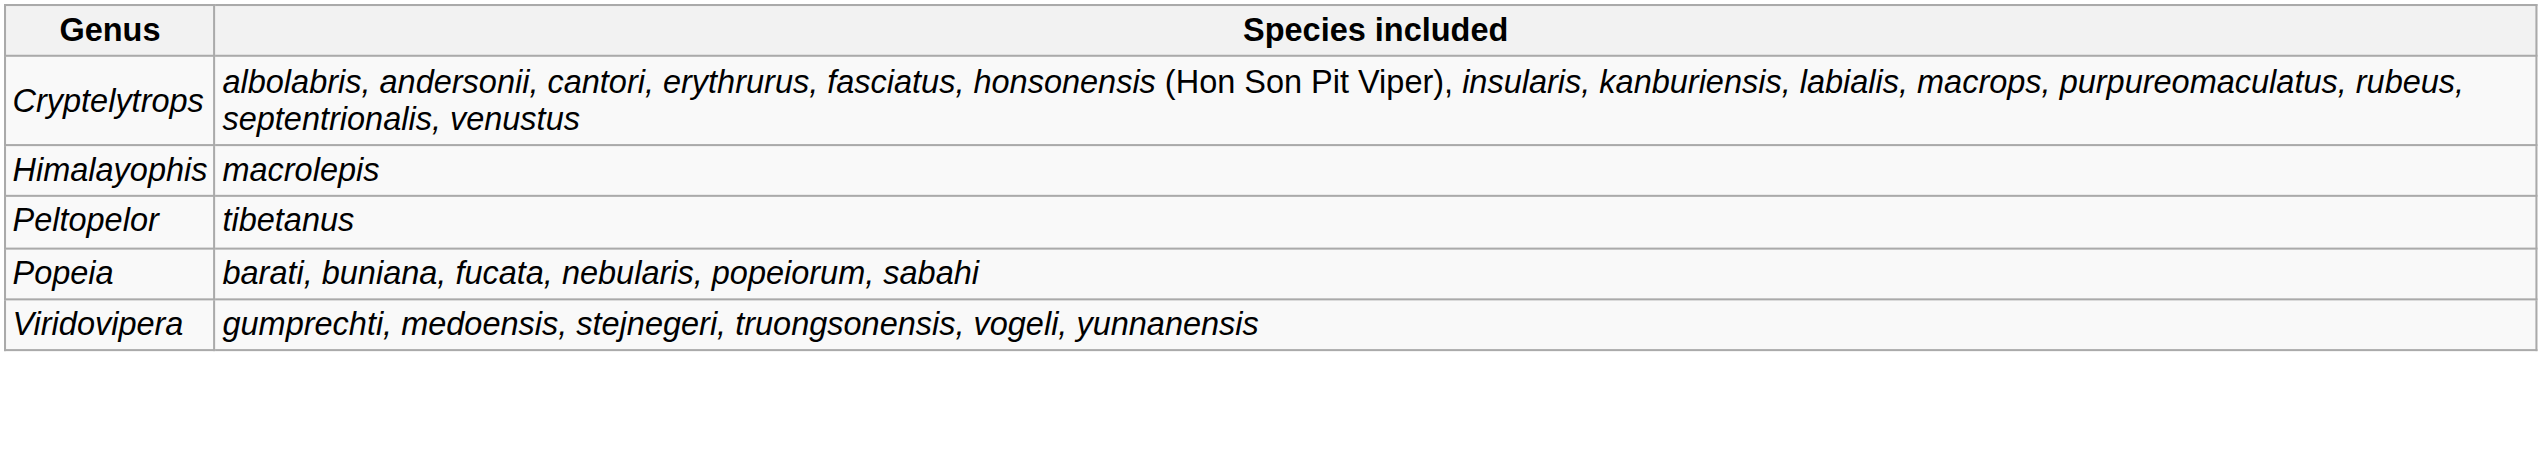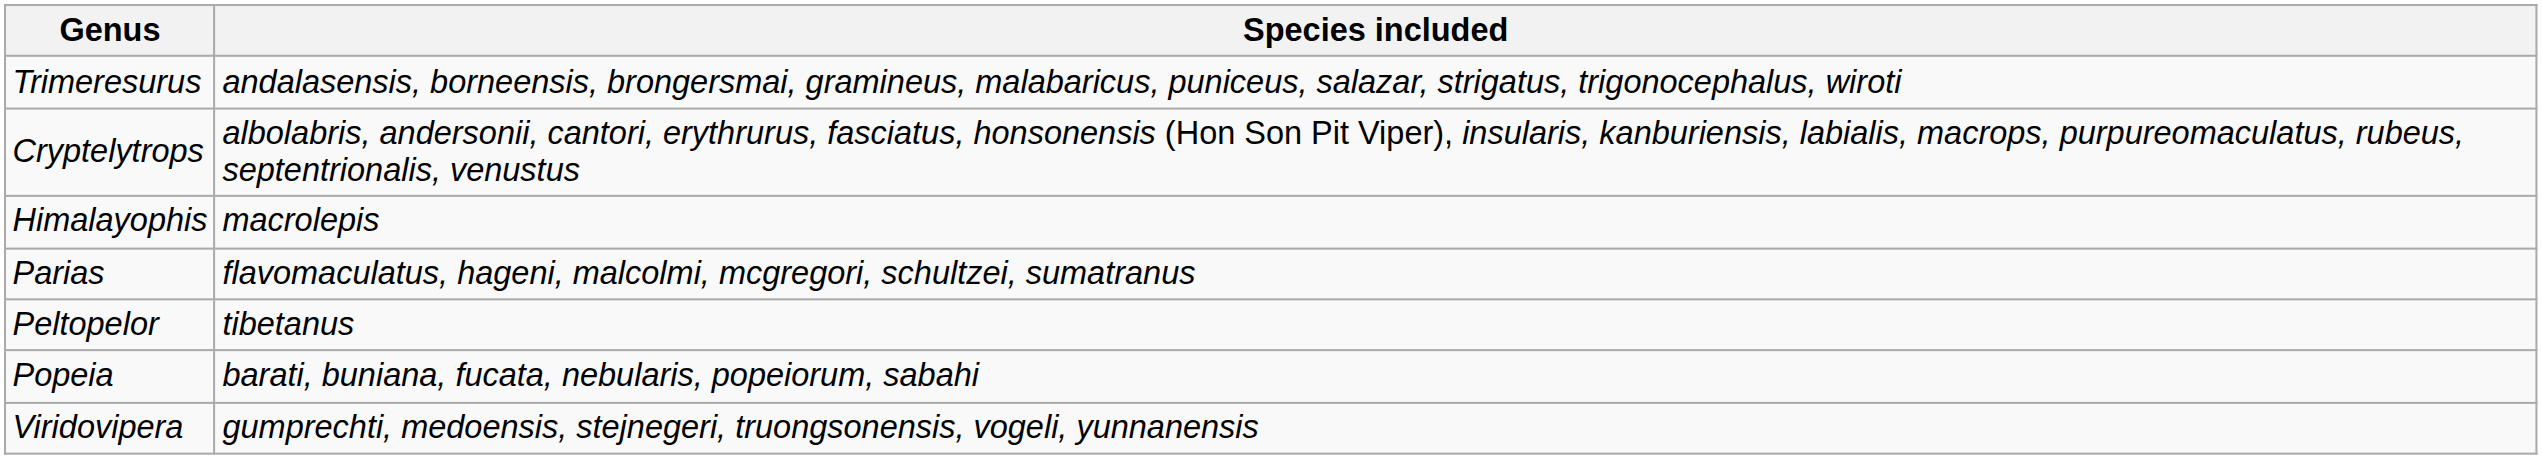+ row: (107, 81)
+ row: (59, 272)
